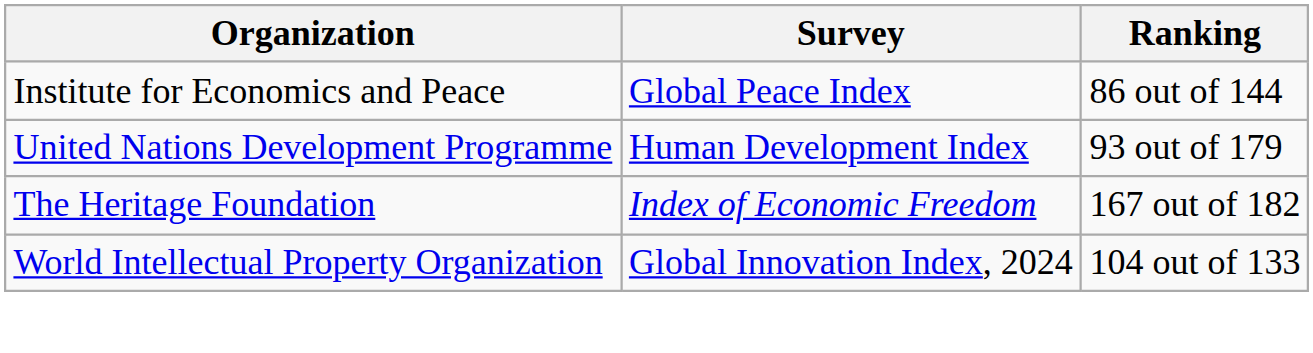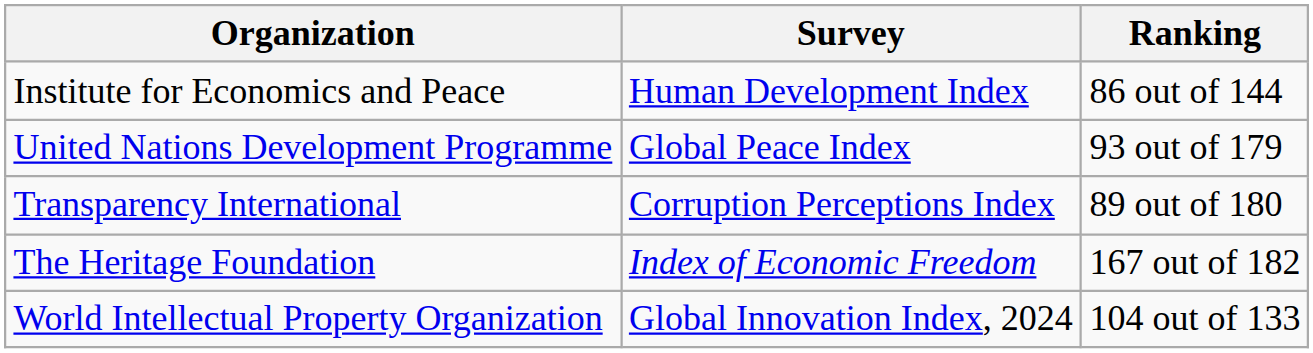(770, 90) Global Peace Index -> (829, 90) Human Development Index
(829, 147) Human Development Index -> (770, 147) Global Peace Index
+ row: (207, 204)
